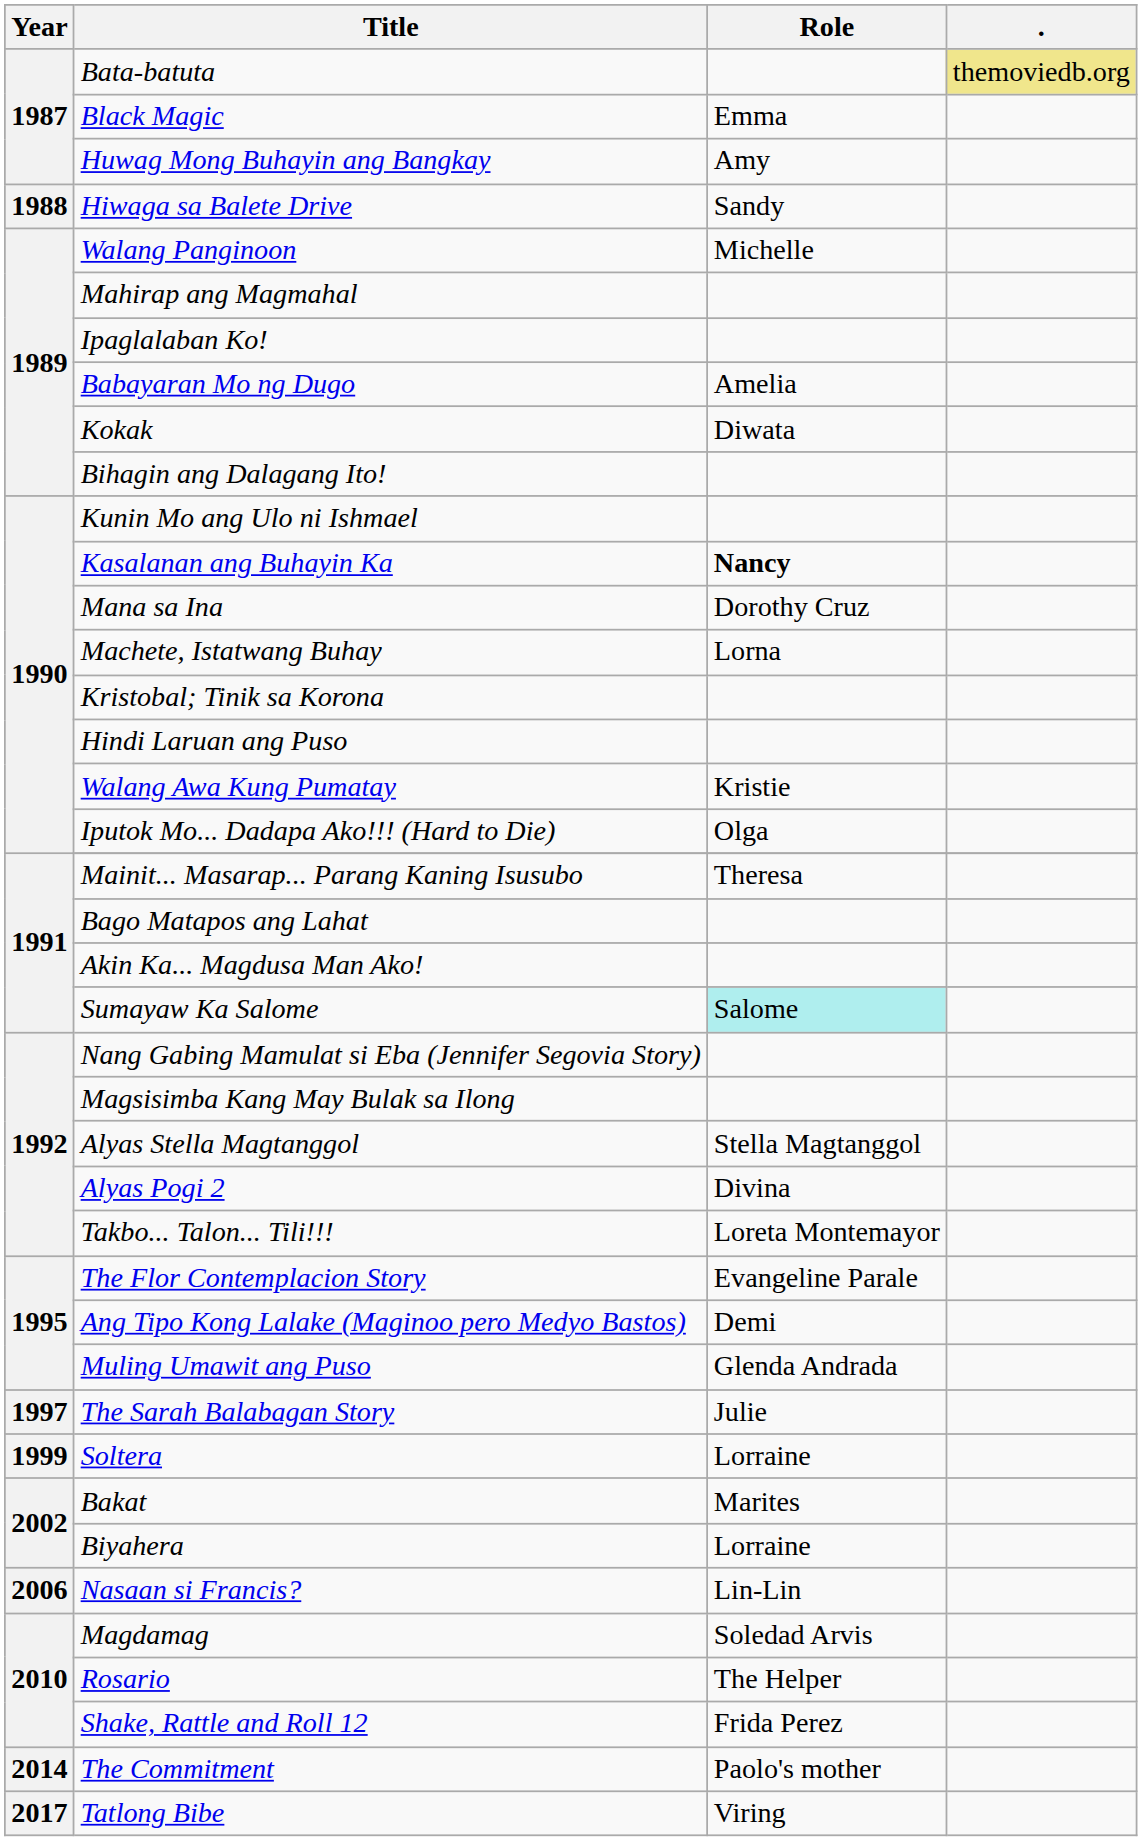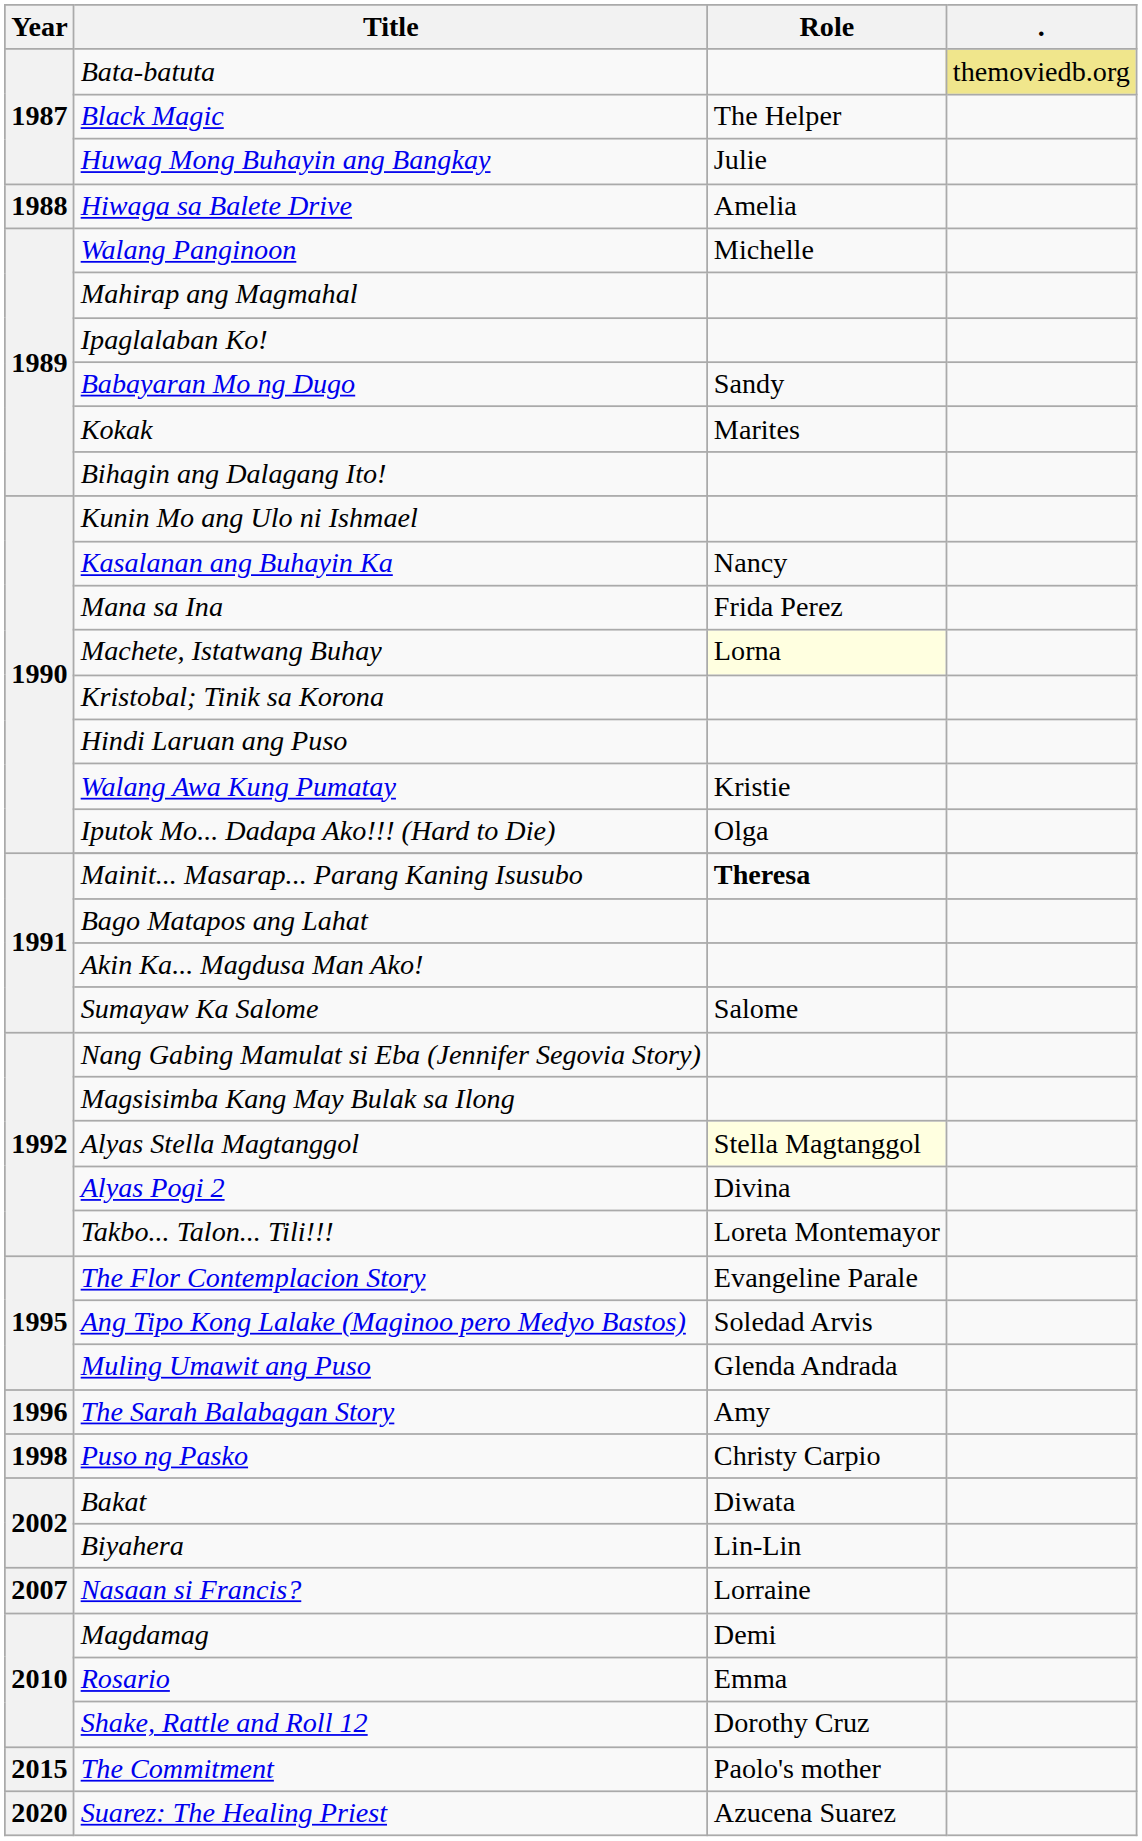(751, 116) Emma -> (778, 116) The Helper
(742, 160) Amy -> (740, 160) Julie
(749, 205) Sandy -> (755, 205) Amelia
(755, 384) Amelia -> (749, 384) Sandy
(755, 428) Diwata -> (757, 428) Marites
(752, 562) bold -> (751, 562) normal
(792, 607) Dorothy Cruz -> (778, 607) Frida Perez
(747, 652) no background -> (747, 652) lightyellow background
(758, 875) normal -> (762, 875) bold
(756, 1009) paleturquoise background -> (756, 1009) no background
(817, 1143) no background -> (817, 1143) lightyellow background
(745, 1321) Demi -> (793, 1321) Soledad Arvis
(40, 1411) 1997 -> (40, 1411) 1996
(740, 1411) Julie -> (742, 1411) Amy
+ row: (164, 1455)
- row: (121, 1455)
(757, 1500) Marites -> (755, 1500) Diwata
(762, 1545) Lorraine -> (758, 1545) Lin-Lin
(40, 1589) 2006 -> (40, 1589) 2007
(758, 1589) Lin-Lin -> (762, 1589) Lorraine
(793, 1634) Soledad Arvis -> (745, 1634) Demi
(778, 1679) The Helper -> (751, 1679) Emma
(778, 1723) Frida Perez -> (792, 1723) Dorothy Cruz
(40, 1768) 2014 -> (40, 1768) 2015
- row: (153, 1813)
+ row: (234, 1813)
